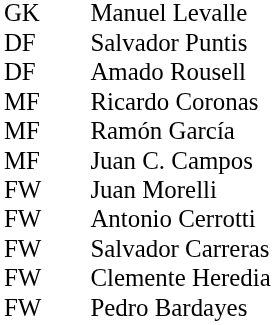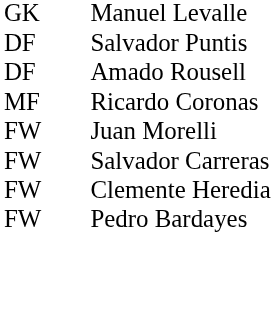- row: (163, 130)
- row: (172, 160)
- row: (173, 219)
